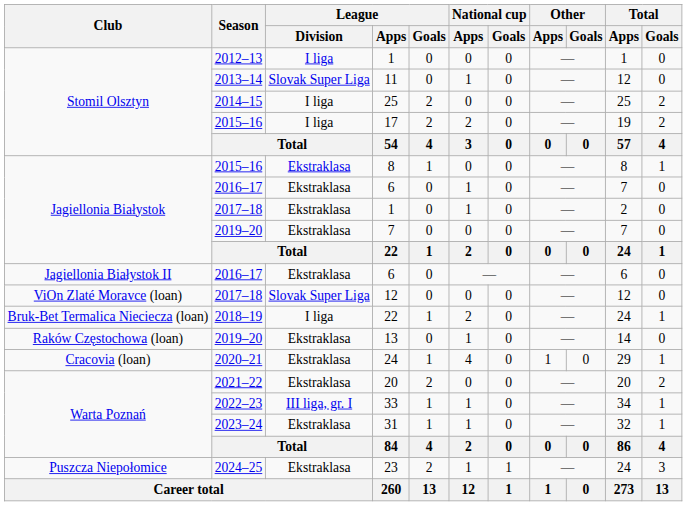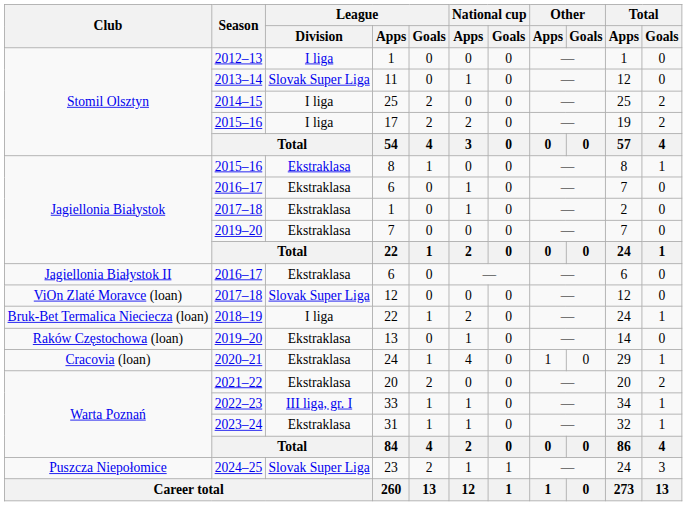(319, 468) Ekstraklasa -> (319, 468) Slovak Super Liga
